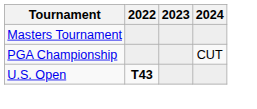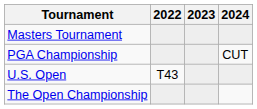(142, 75) bold -> (167, 75) normal
+ row: (77, 94)
